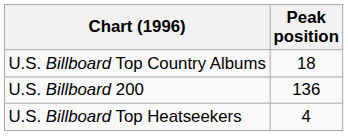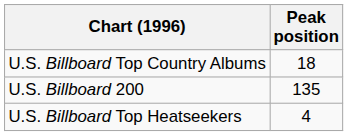(306, 90) 136 -> (306, 90) 135
